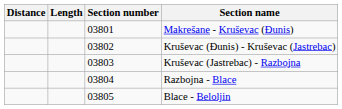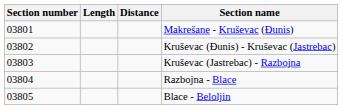columns swapped: (123, 12) <-> (26, 12)
